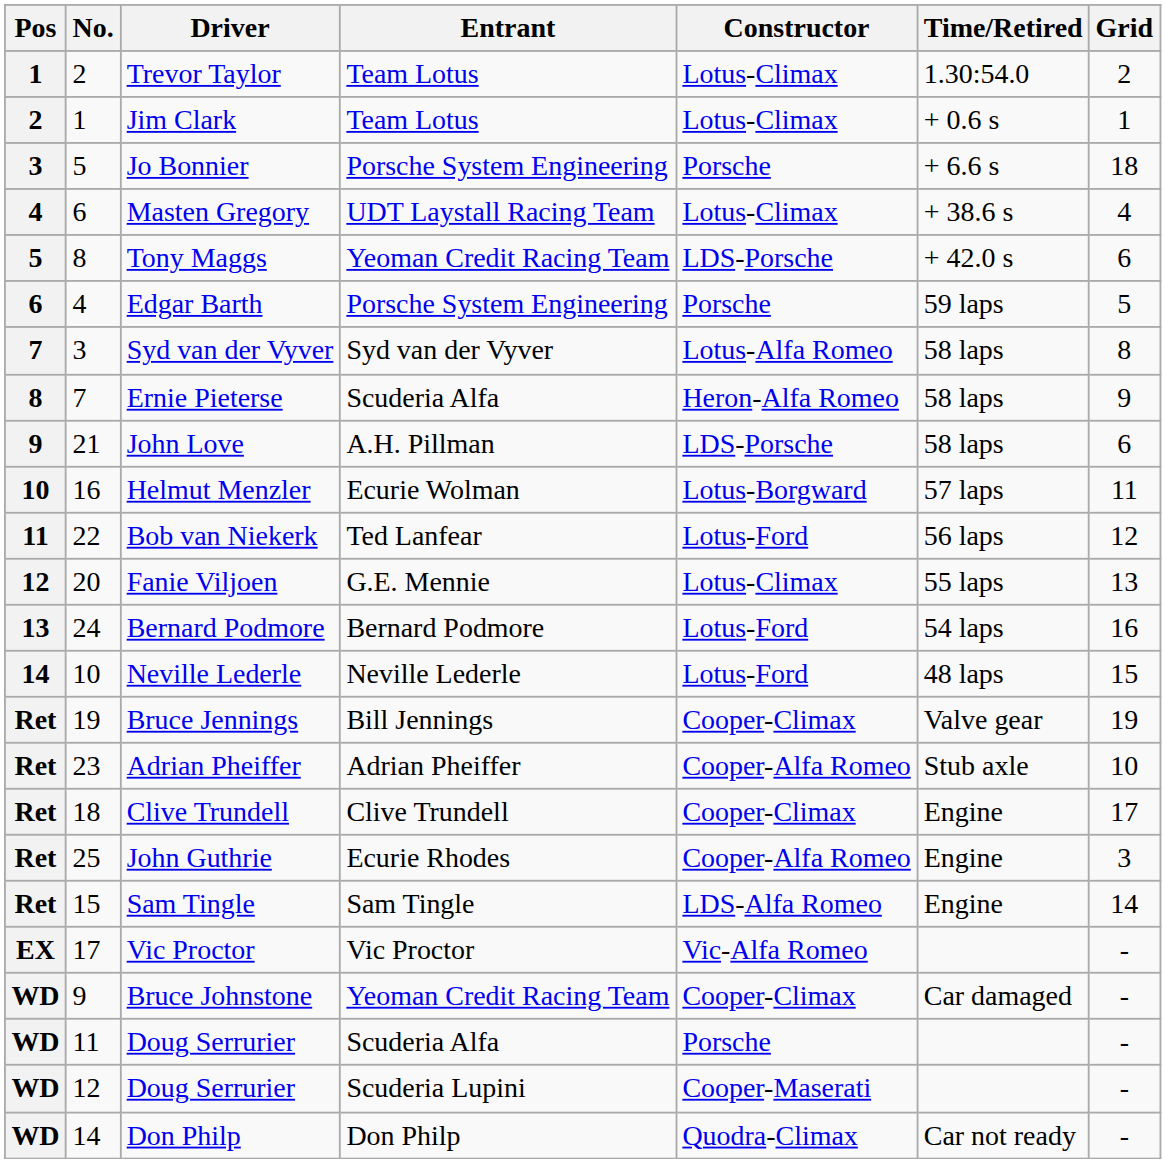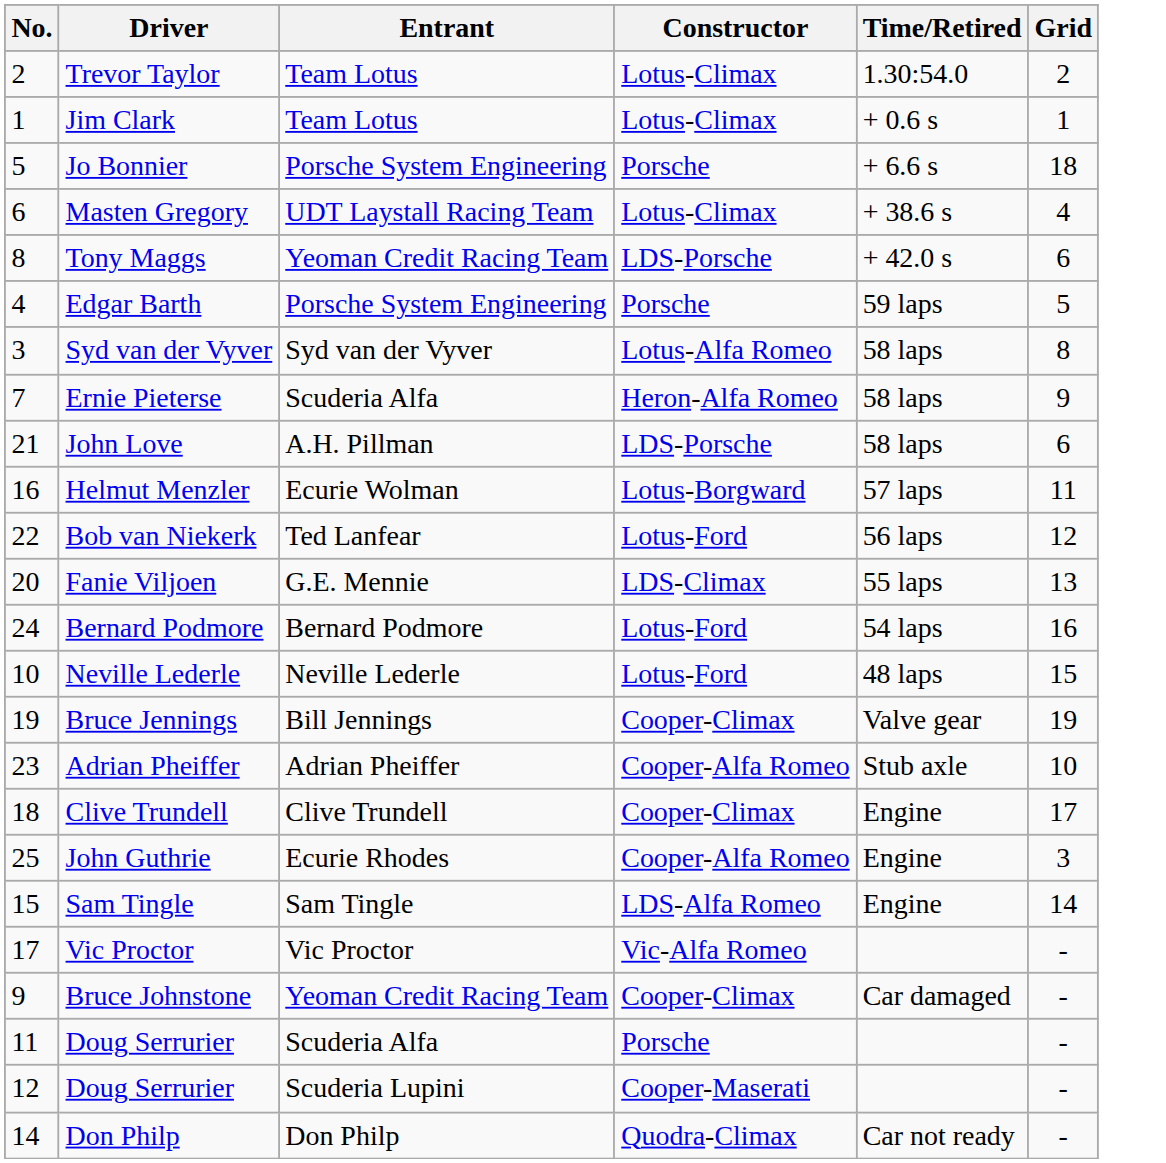- column: (35, 27)
(760, 581) Lotus-Climax -> (693, 581) LDS-Climax
